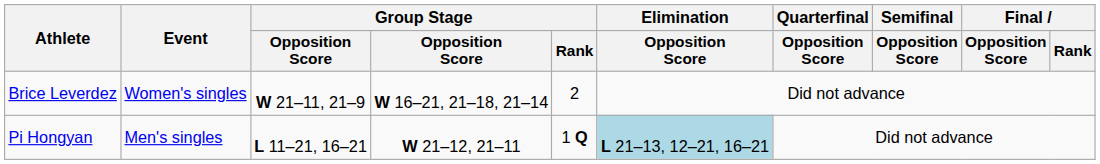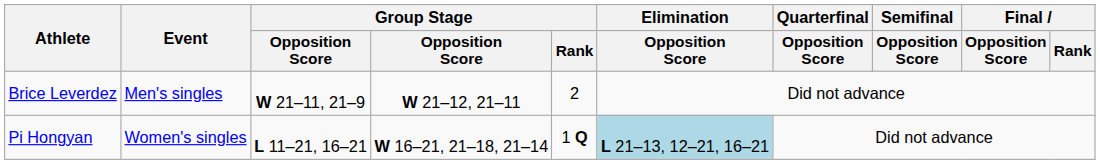(186, 94) Women's singles -> (173, 94) Men's singles
(461, 103) W 16–21, 21–18, 21–14 -> (461, 103) W 21–12, 21–11
(173, 138) Men's singles -> (186, 138) Women's singles
(461, 147) W 21–12, 21–11 -> (461, 147) W 16–21, 21–18, 21–14
